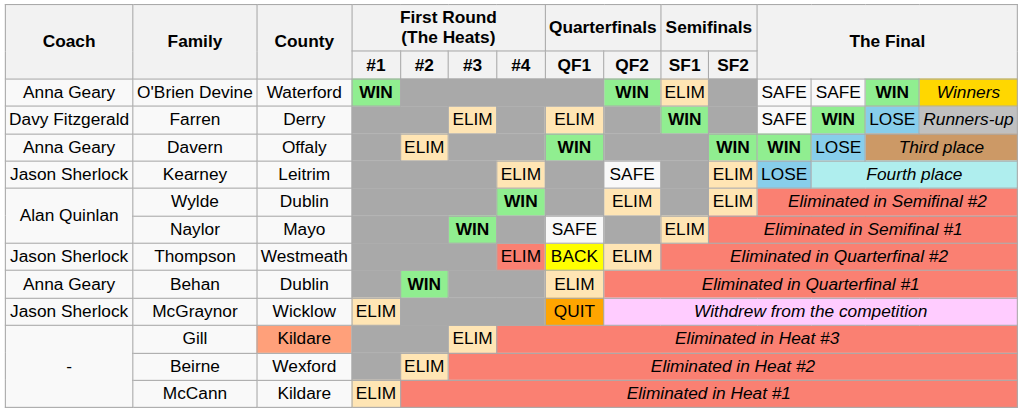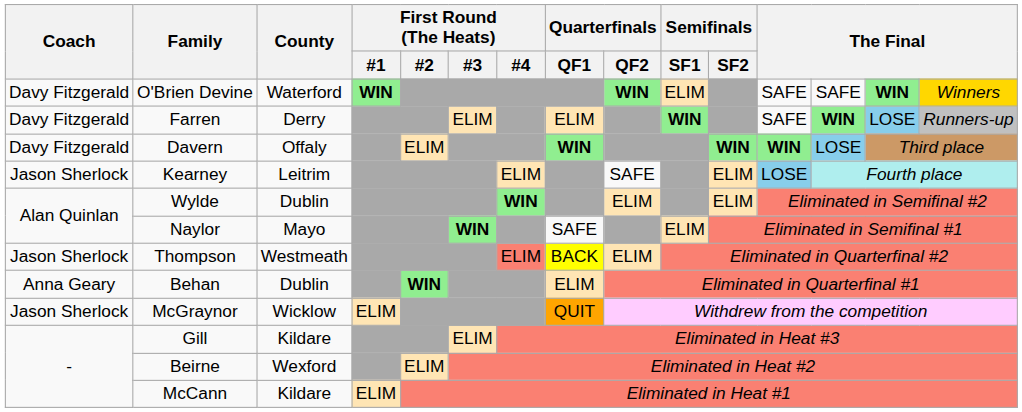(69, 92) Anna Geary -> (69, 92) Davy Fitzgerald
(69, 147) Anna Geary -> (69, 147) Davy Fitzgerald
(304, 339) lightsalmon background -> (304, 339) no background
